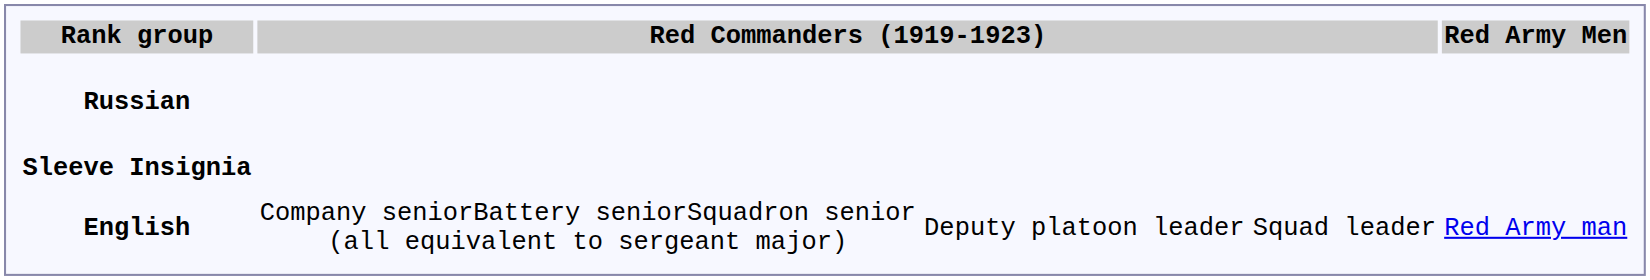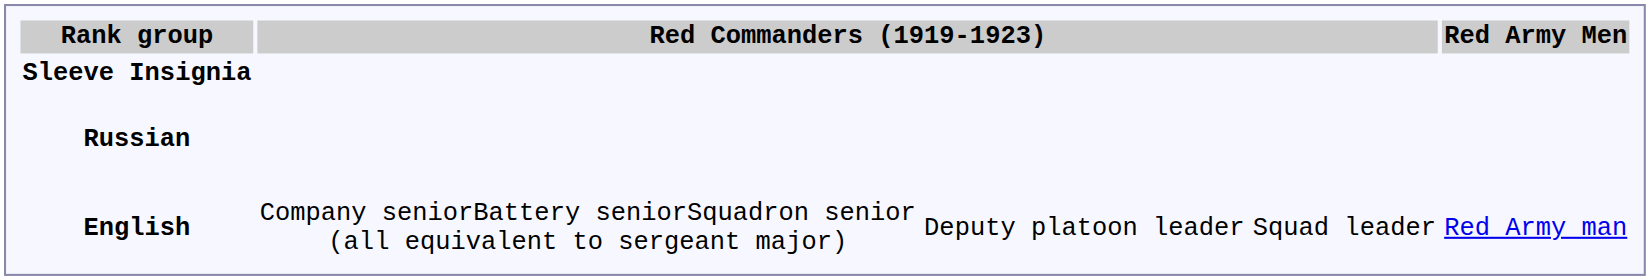rows swapped: (137, 169) <-> (137, 103)
